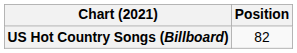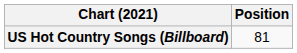(262, 37) 82 -> (262, 37) 81
